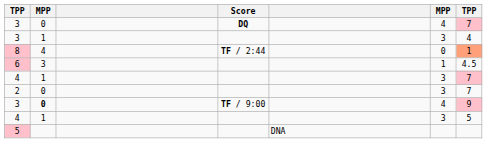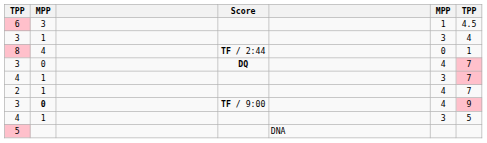rows swapped: (17, 24) <-> (17, 64)
(469, 51) lightsalmon background -> (469, 51) no background
(43, 91) 0 -> (43, 91) 1
(443, 91) 3 -> (443, 91) 4
